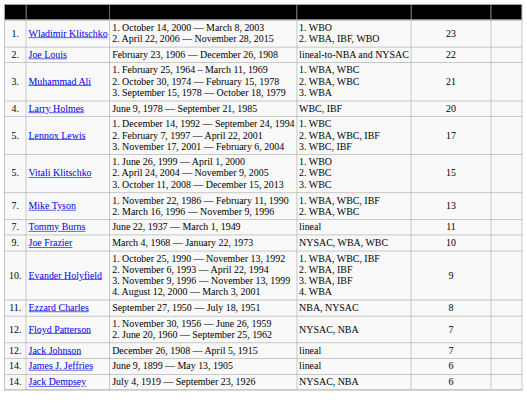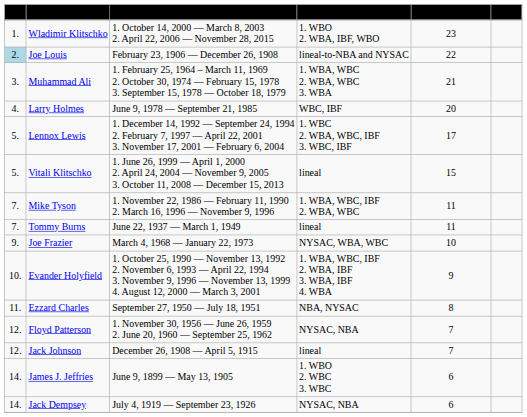(15, 54) no background -> (15, 54) lightblue background
(316, 173) 1. WBO 2. WBC 3. WBC -> (310, 173) lineal
(451, 206) 13 -> (451, 206) 11
(310, 366) lineal -> (316, 377) 1. WBO 2. WBC 3. WBC
